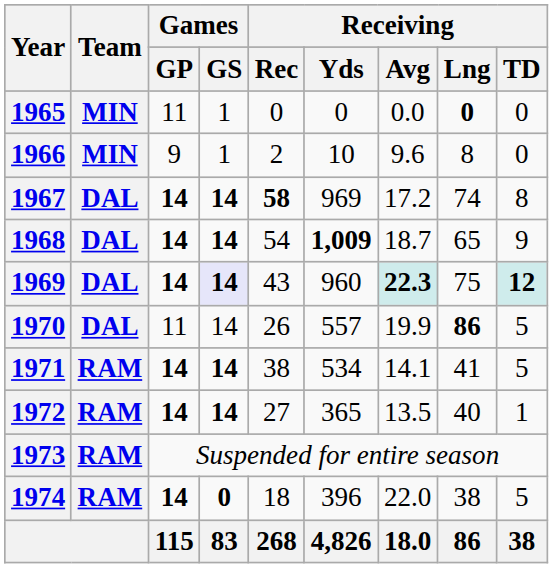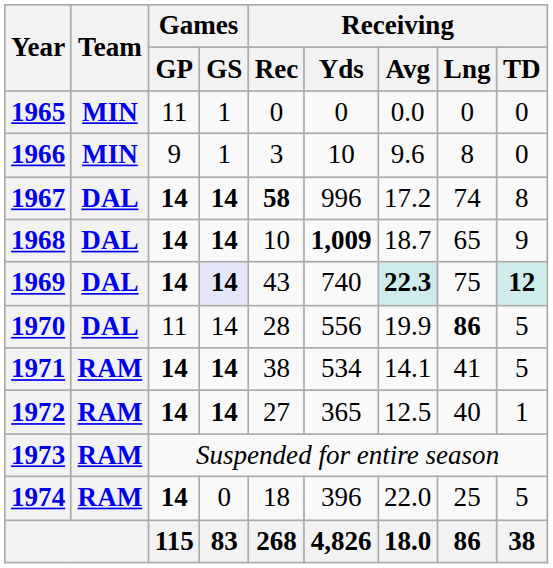(467, 111) bold -> (467, 111) normal
(277, 154) 2 -> (277, 154) 3
(341, 197) 969 -> (341, 197) 996
(277, 240) 54 -> (277, 240) 10
(341, 283) 960 -> (341, 283) 740
(277, 326) 26 -> (277, 326) 28
(341, 326) 557 -> (341, 326) 556
(408, 411) 13.5 -> (408, 411) 12.5
(224, 497) bold -> (224, 497) normal
(467, 497) 38 -> (467, 497) 25
